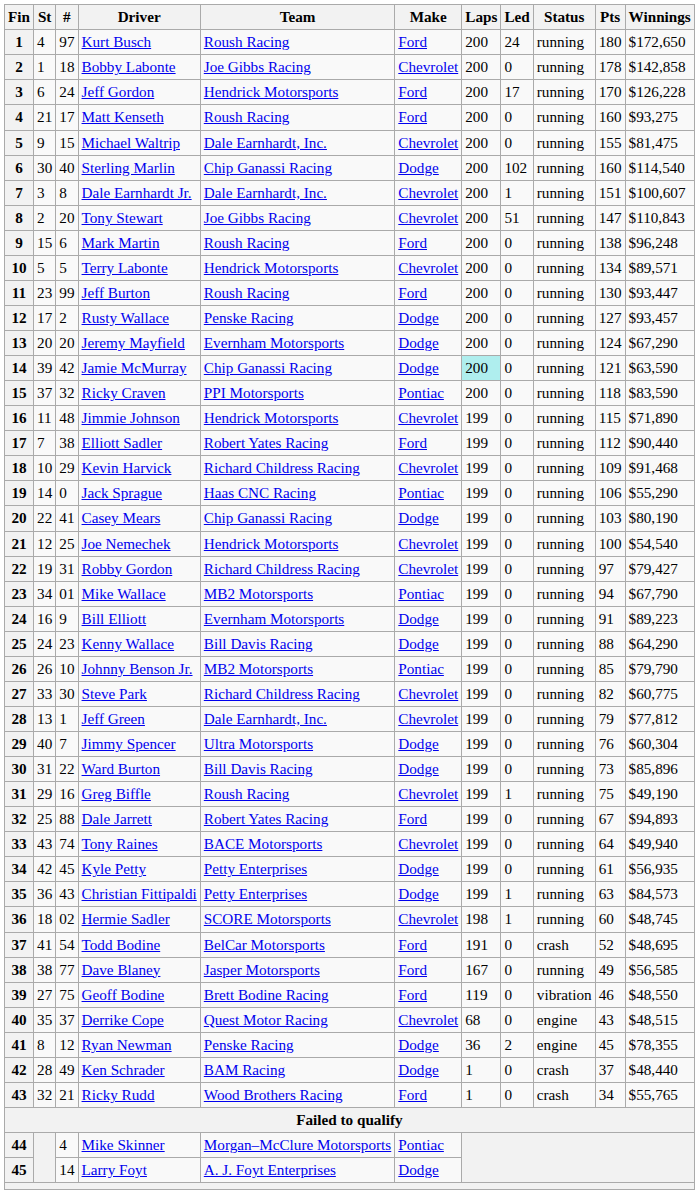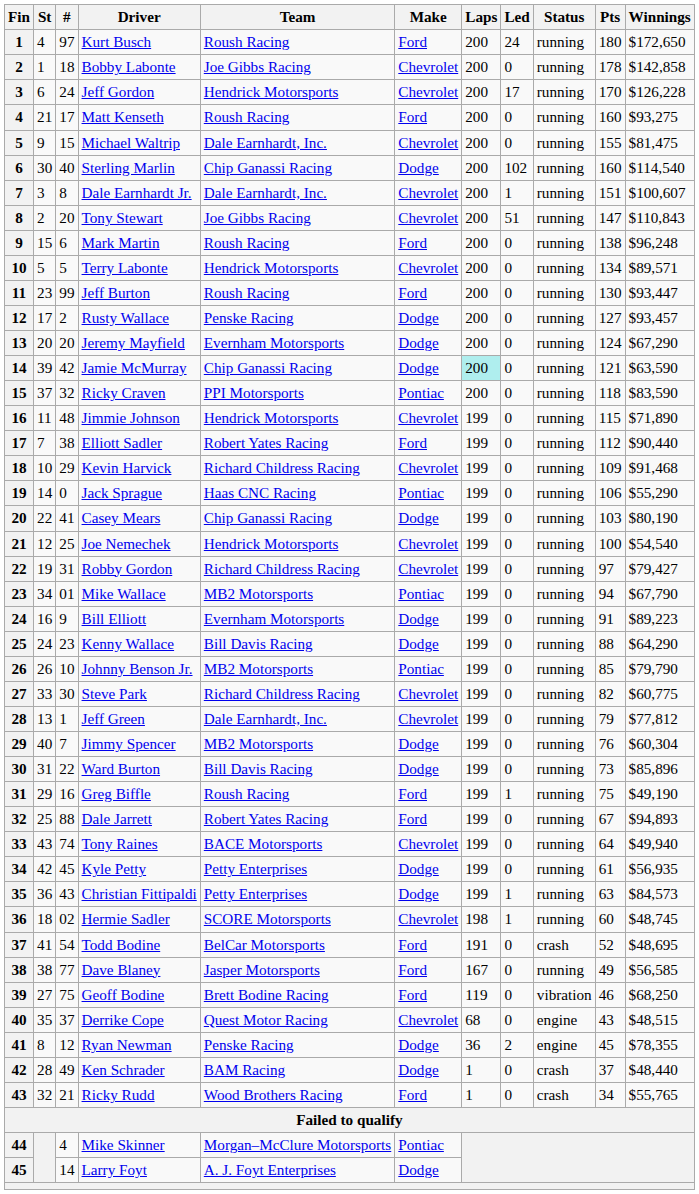(413, 92) Ford -> (428, 92) Chevrolet
(258, 744) Ultra Motorsports -> (258, 744) MB2 Motorsports
(428, 794) Chevrolet -> (413, 794) Ford
(653, 994) $48,550 -> (653, 994) $68,250
